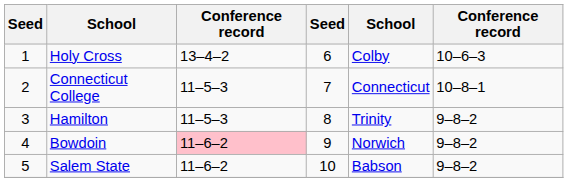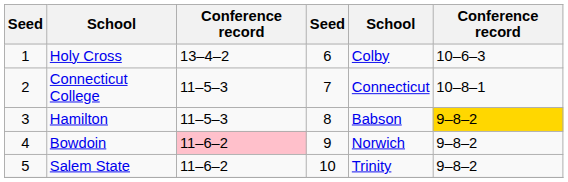(372, 119) Trinity -> (377, 119) Babson
(457, 119) no background -> (457, 119) gold background
(377, 166) Babson -> (372, 166) Trinity
